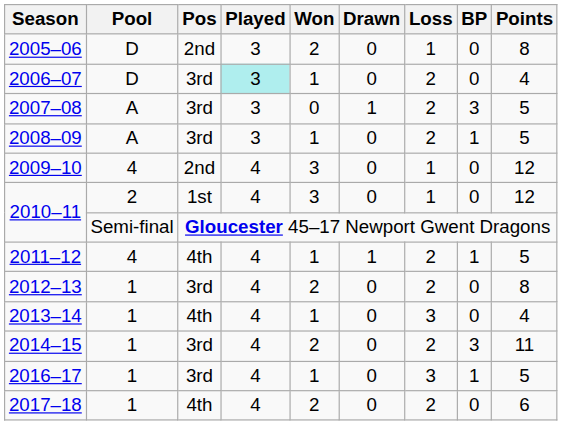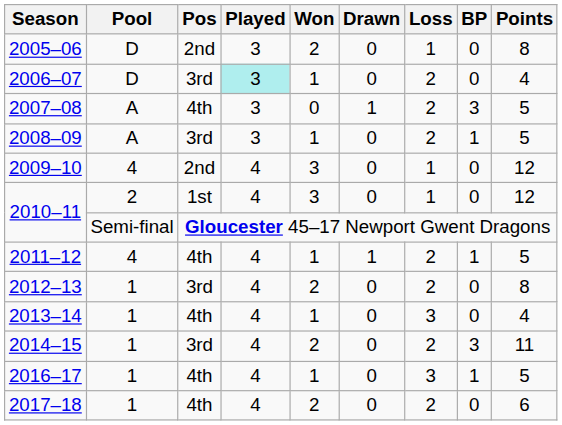(199, 108) 3rd -> (199, 108) 4th
(199, 375) 3rd -> (199, 375) 4th
